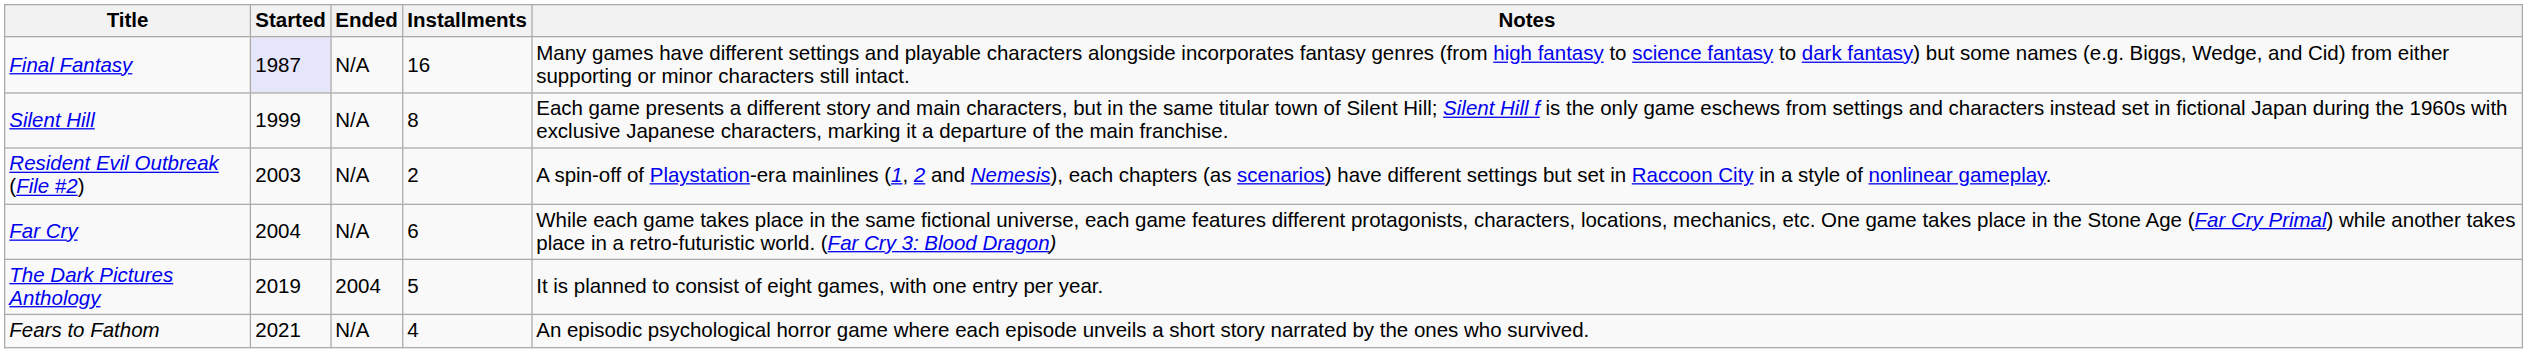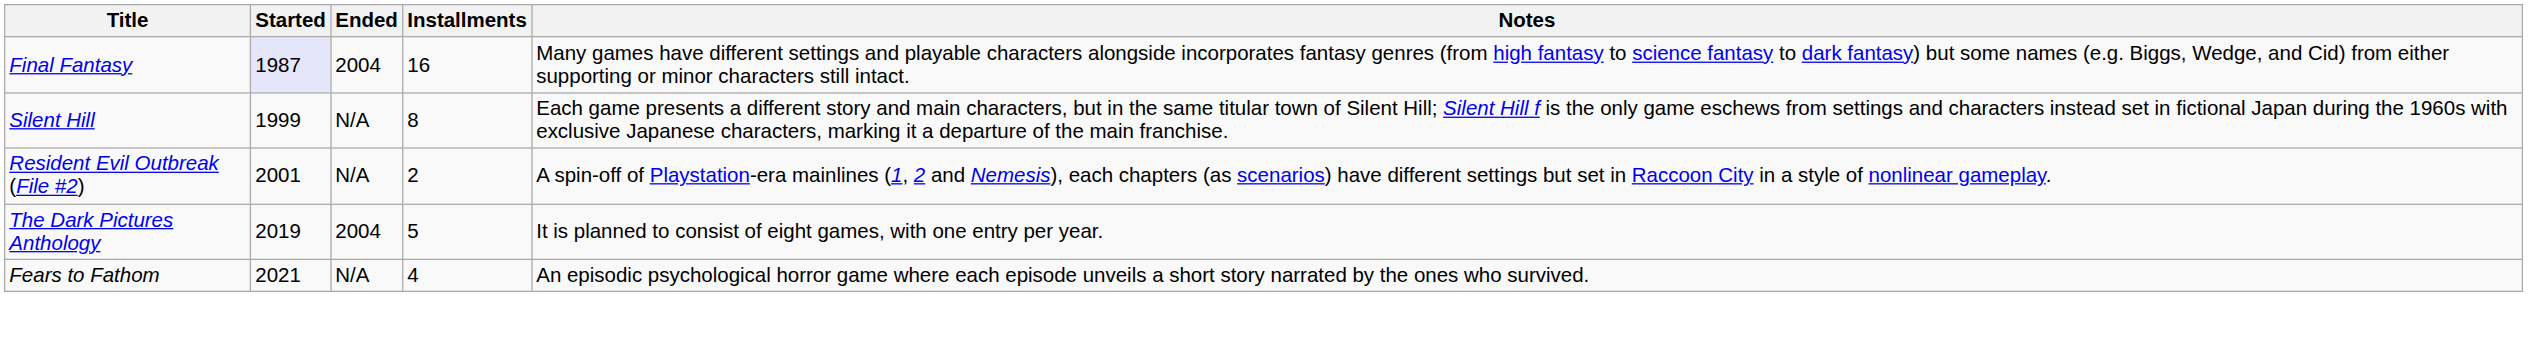(352, 64) N/A -> (358, 64) 2004
(278, 175) 2003 -> (278, 175) 2001
- row: (43, 231)
